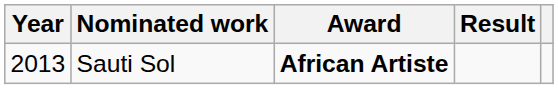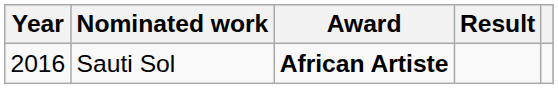(38, 63) 2013 -> (38, 63) 2016
